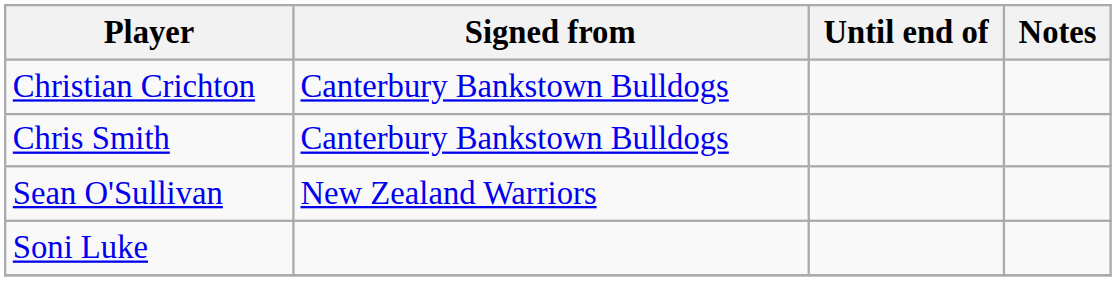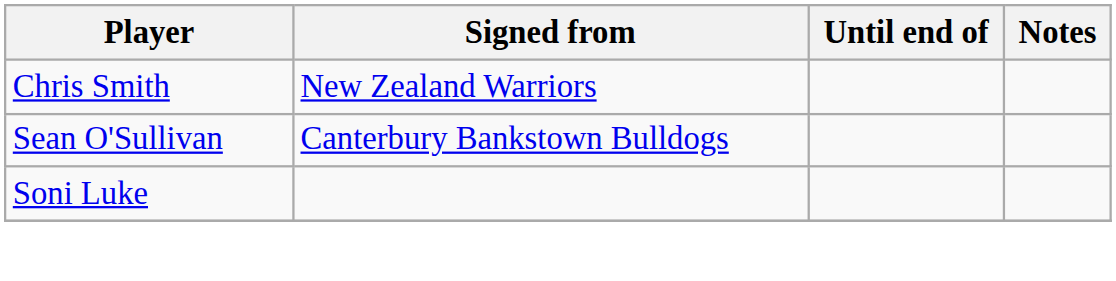- row: (134, 85)
(515, 139) Canterbury Bankstown Bulldogs -> (449, 85) New Zealand Warriors
(449, 193) New Zealand Warriors -> (515, 139) Canterbury Bankstown Bulldogs
